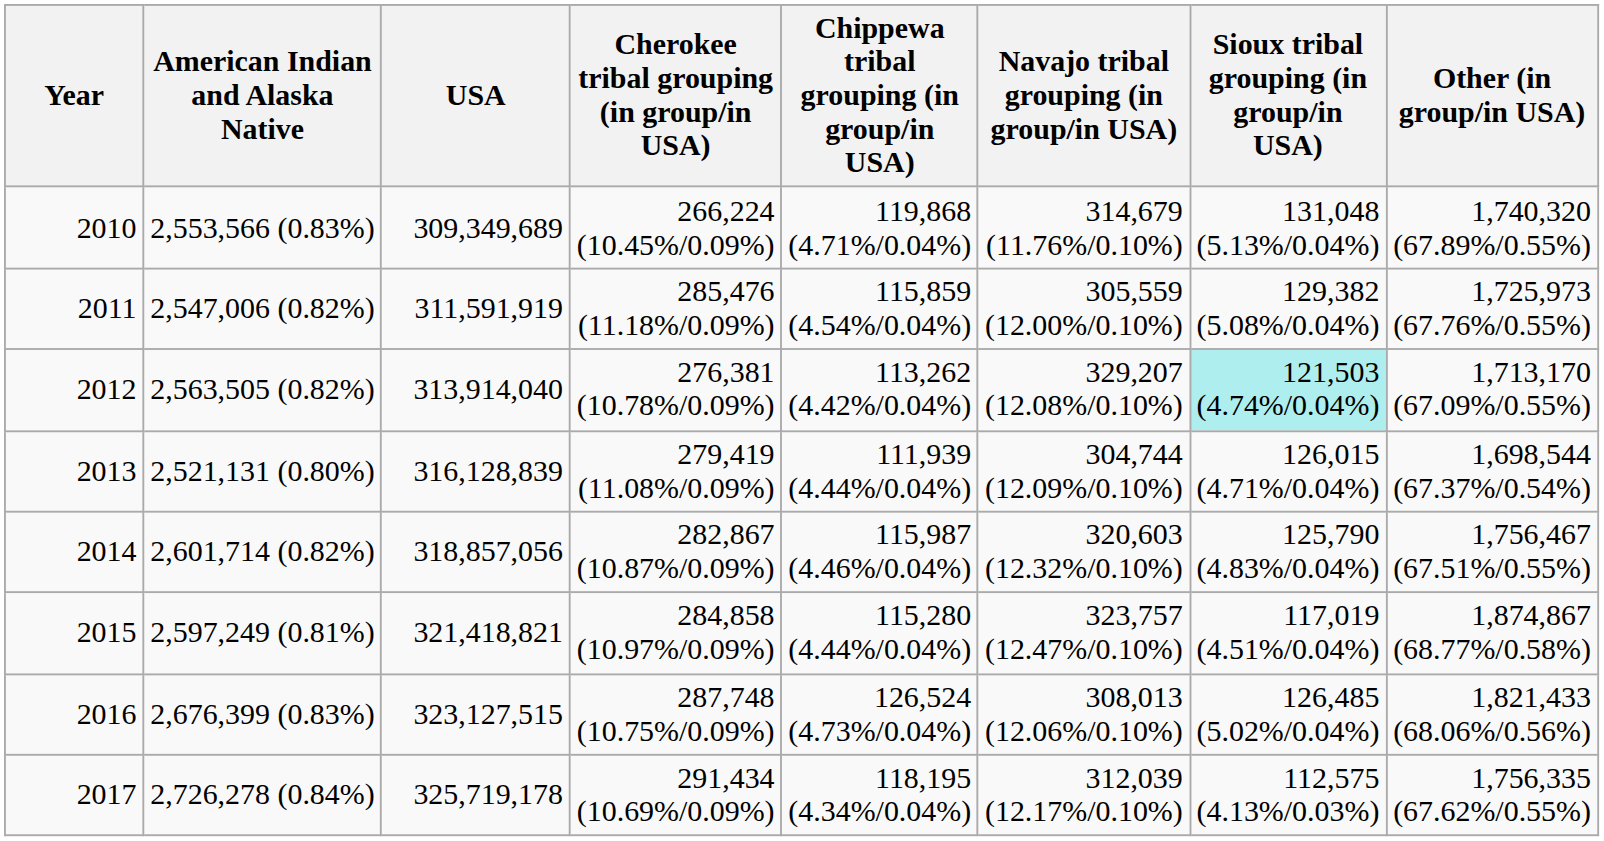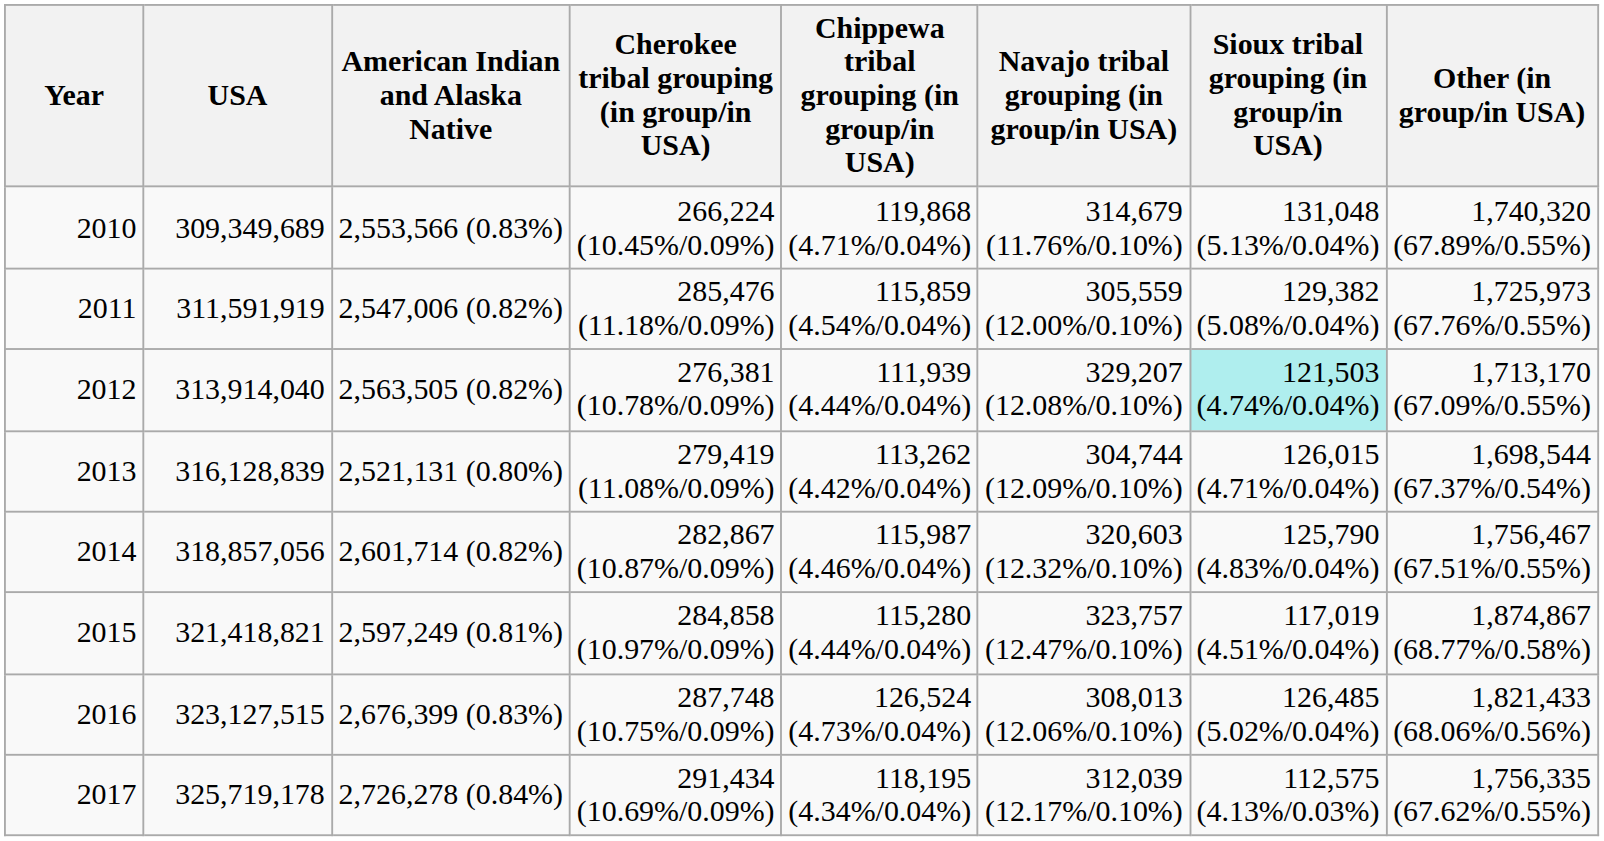columns swapped: (476, 95) <-> (262, 95)
(880, 389) 113,262 (4.42%/0.04%) -> (880, 389) 111,939 (4.44%/0.04%)
(880, 470) 111,939 (4.44%/0.04%) -> (880, 470) 113,262 (4.42%/0.04%)
